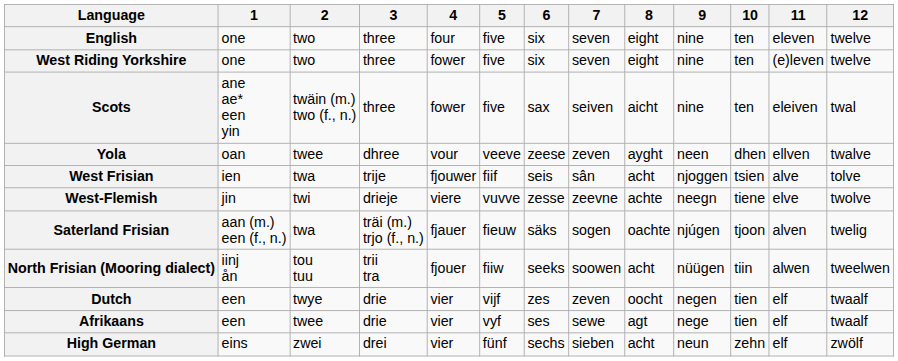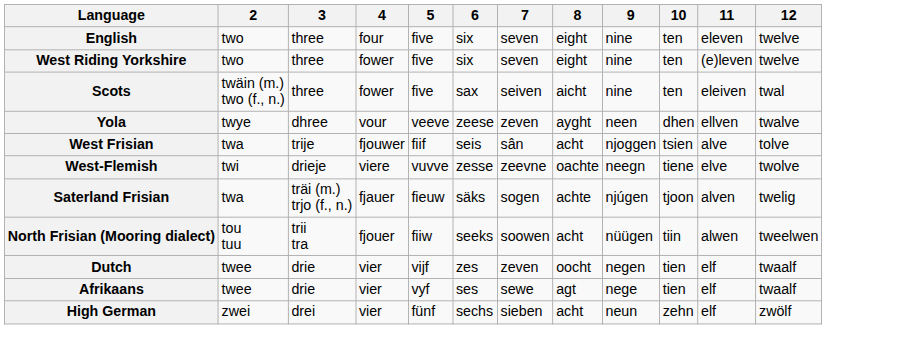- column: (254, 15)
(308, 154) twee -> (236, 122) twye
(645, 199) achte -> (578, 167) oachte
(649, 229) oachte -> (574, 197) achte
(308, 299) twye -> (237, 267) twee
